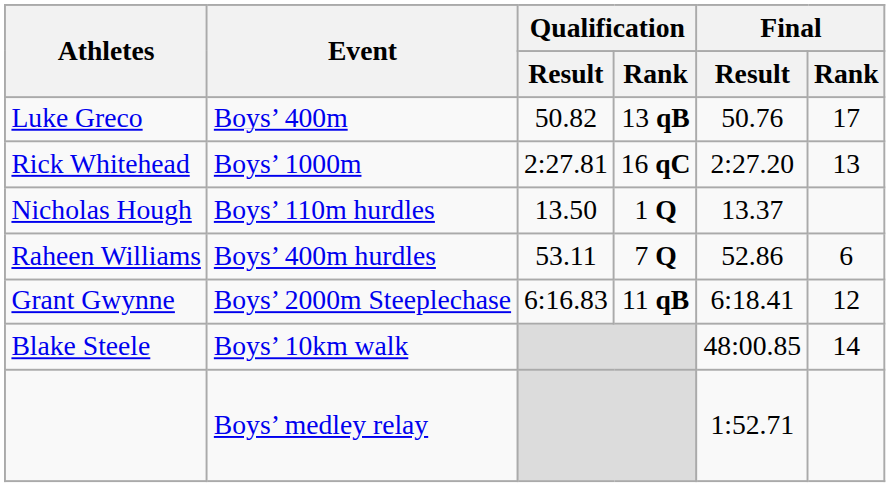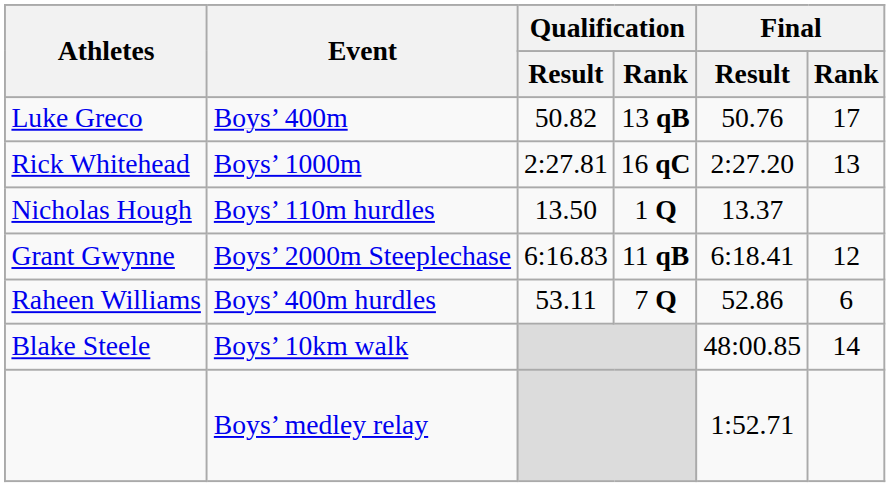rows swapped: (106, 255) <-> (93, 301)
